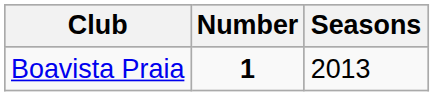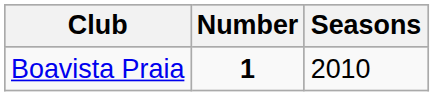(341, 68) 2013 -> (341, 68) 2010
